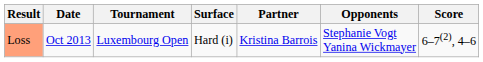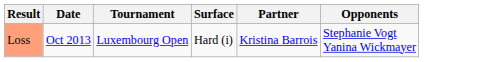- column: (449, 14)
